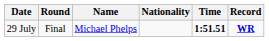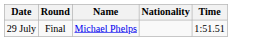- column: (246, 12)
(210, 28) bold -> (210, 28) normal
